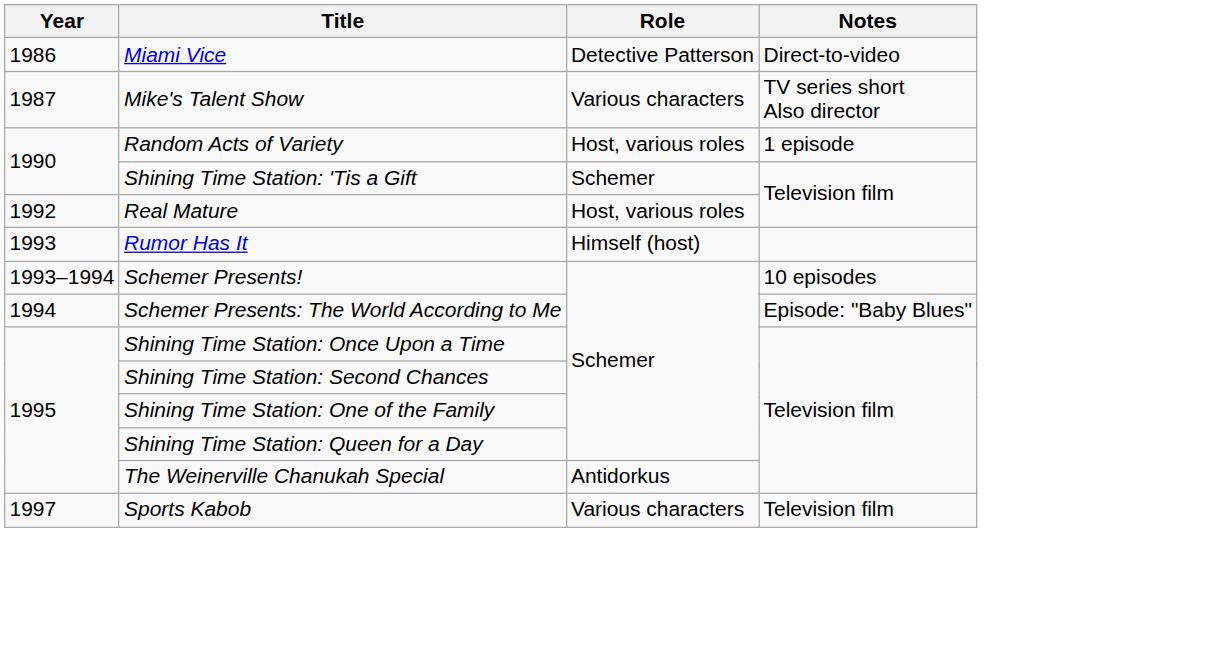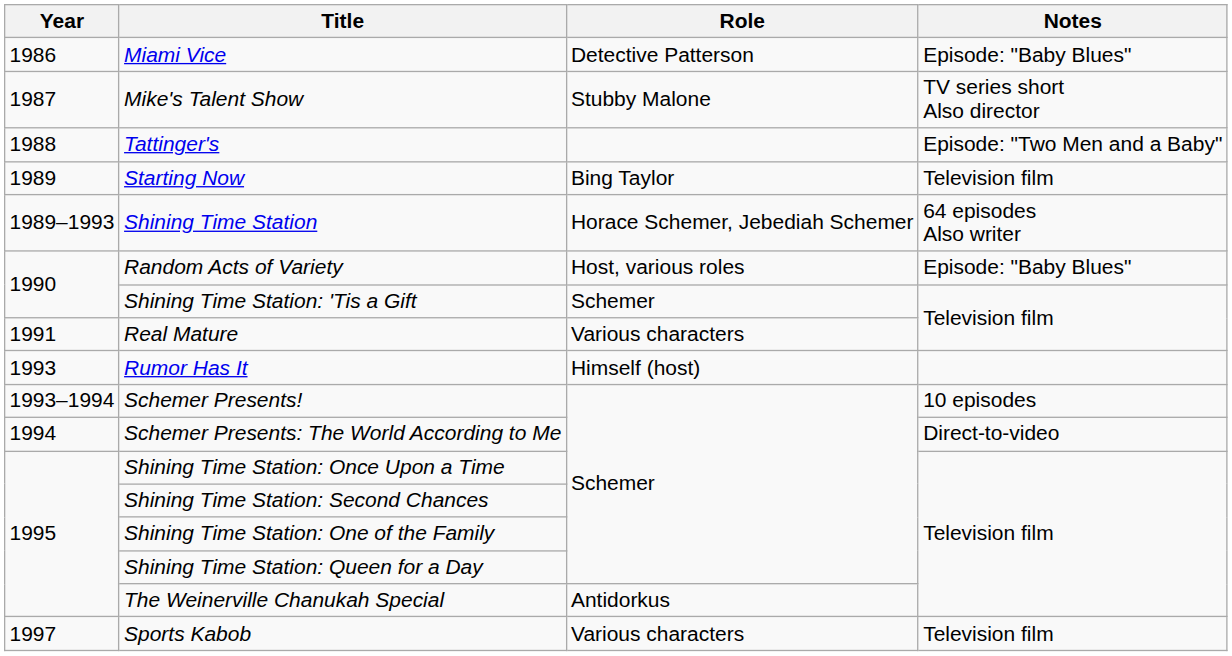(832, 54) Direct-to-video -> (1027, 54) Episode: "Baby Blues"
(658, 99) Various characters -> (641, 99) Stubby Malone
+ row: (172, 144)
+ row: (184, 177)
+ row: (221, 222)
(809, 144) 1 episode -> (1027, 267) Episode: "Baby Blues"
(33, 210) 1992 -> (33, 334) 1991
(658, 210) Host, various roles -> (658, 334) Various characters
(868, 310) Episode: "Baby Blues" -> (991, 433) Direct-to-video
